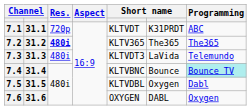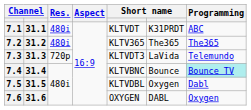(60, 29) 720p -> (60, 29) 480i
(60, 43) bold -> (60, 43) normal
(60, 57) 480i -> (60, 57) 720p
